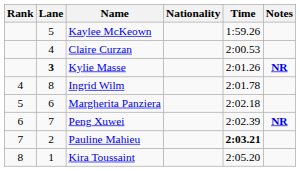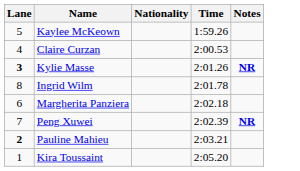- column: (20, 13)
(51, 139) normal -> (19, 139) bold
(243, 139) bold -> (211, 139) normal
